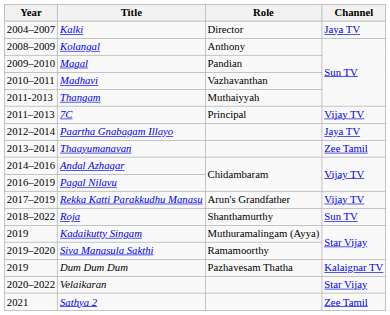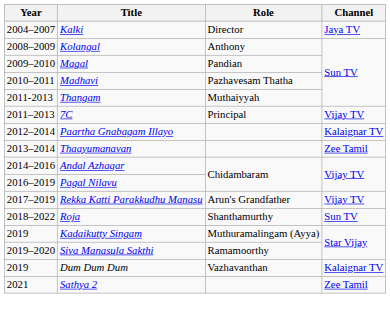(238, 81) Vazhavanthan -> (250, 81) Pazhavesam Thatha
(342, 132) Jaya TV -> (354, 132) Kalaignar TV
(250, 268) Pazhavesam Thatha -> (238, 268) Vazhavanthan
- row: (83, 285)
